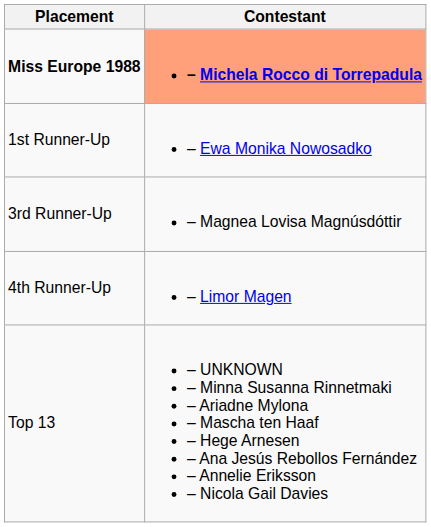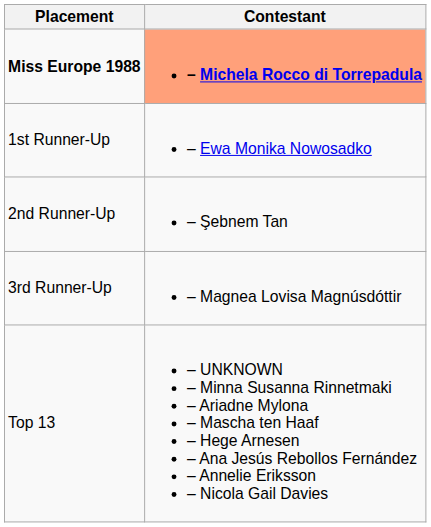+ row: (62, 214)
- row: (60, 287)
